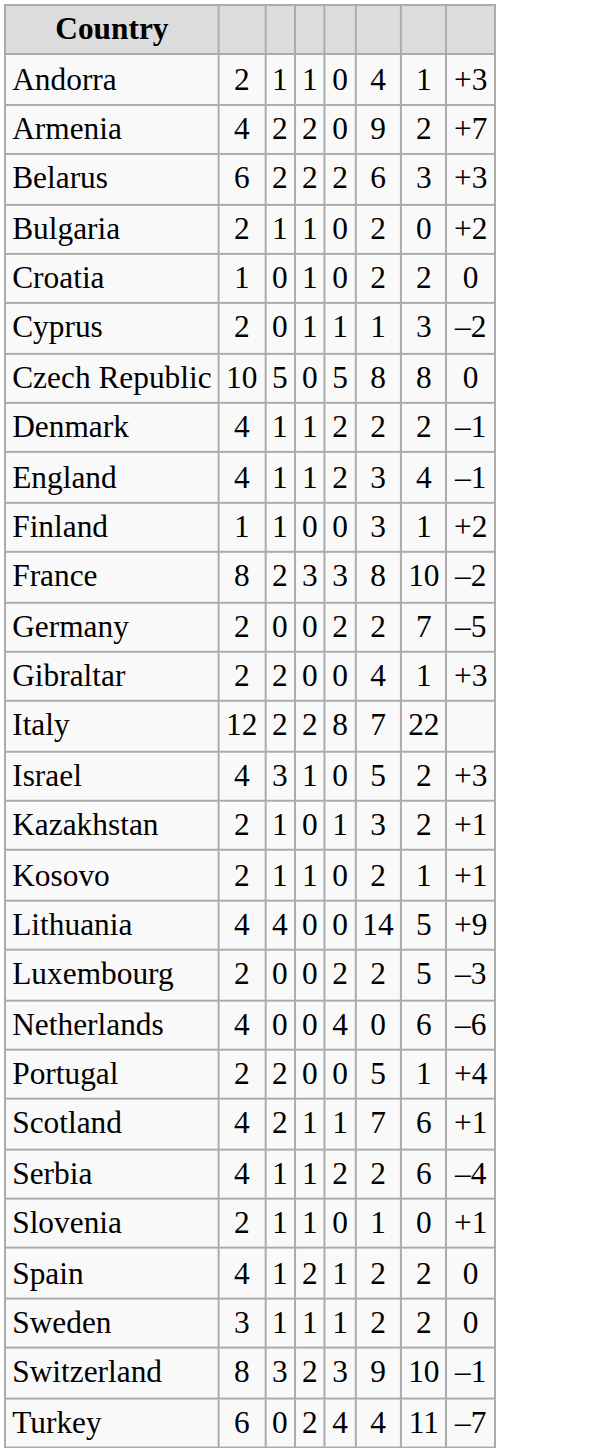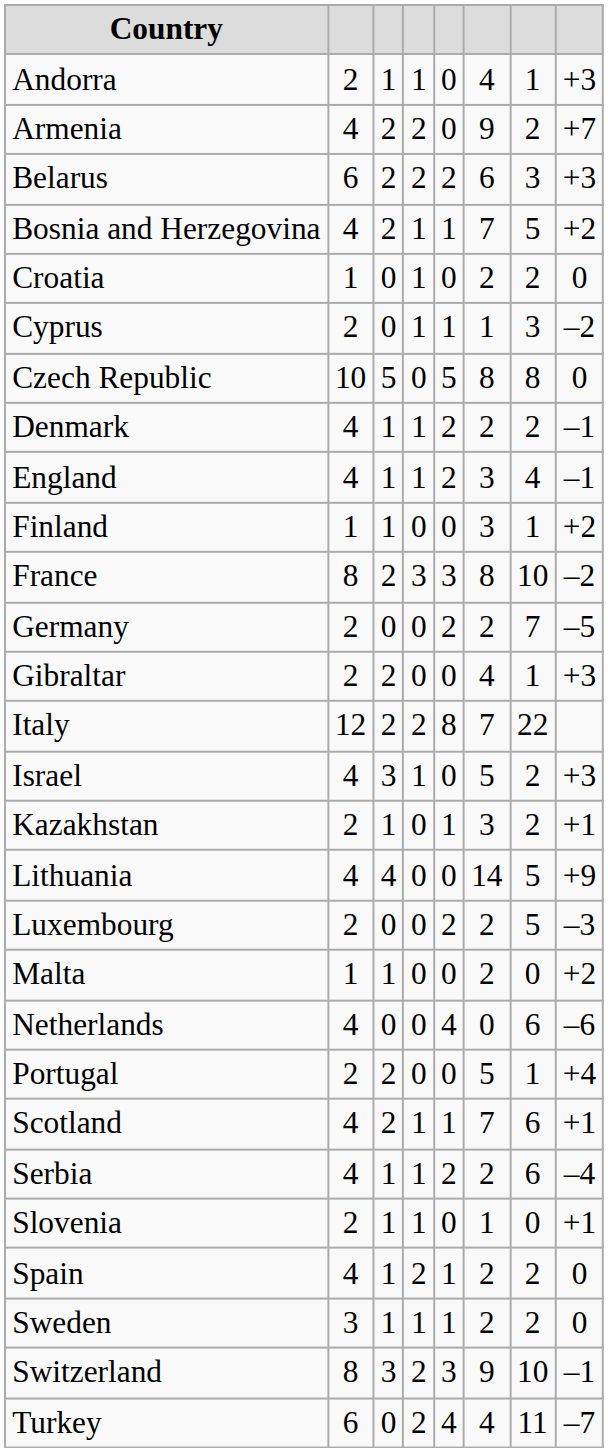+ row: (166, 228)
- row: (66, 228)
- row: (61, 874)
+ row: (49, 974)
